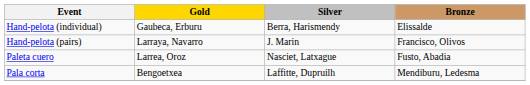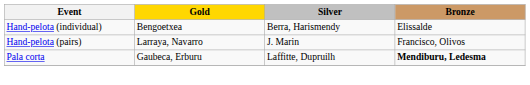(169, 27) Gaubeca, Erburu -> (159, 27) Bengoetxea
- row: (30, 57)
(159, 73) Bengoetxea -> (169, 57) Gaubeca, Erburu
(438, 73) normal -> (442, 57) bold
